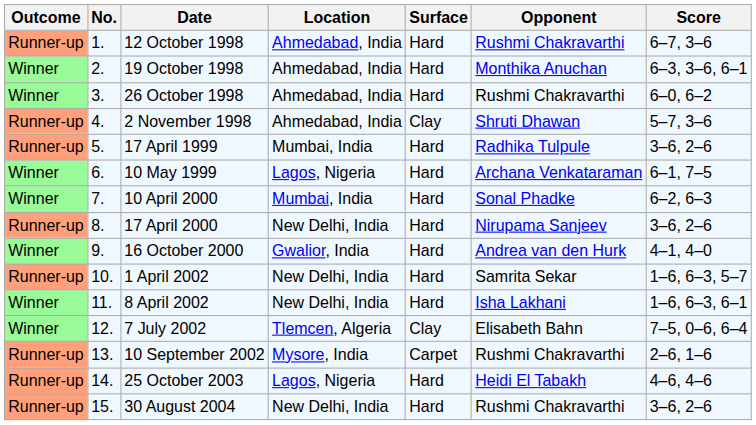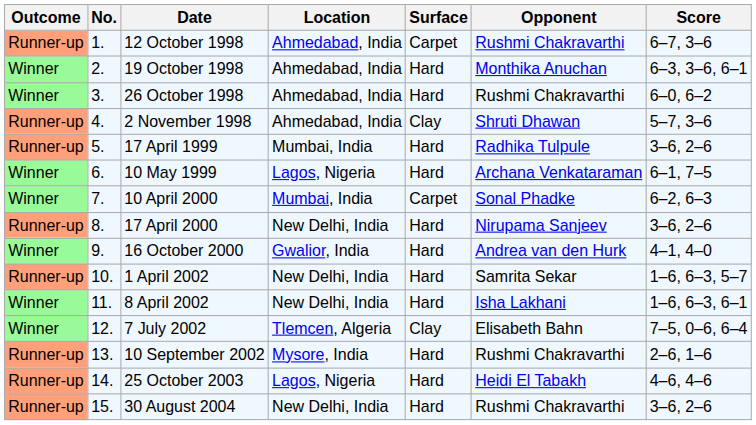(427, 42) Hard -> (433, 42) Carpet
(427, 198) Hard -> (433, 198) Carpet
(433, 354) Carpet -> (427, 354) Hard
